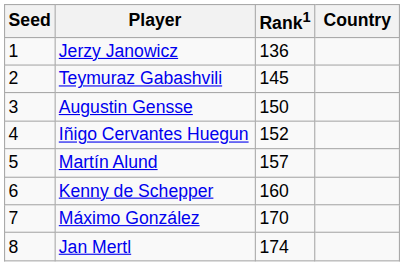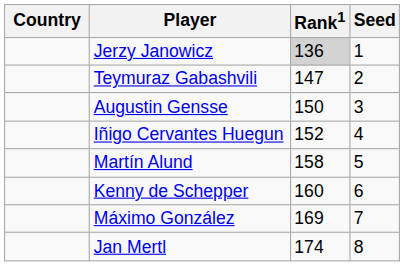columns swapped: (357, 20) <-> (30, 20)
(274, 51) no background -> (309, 51) lightgrey background
(274, 79) 145 -> (309, 79) 147
(274, 162) 157 -> (309, 162) 158
(274, 218) 170 -> (309, 218) 169
